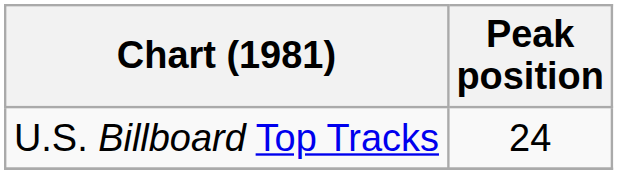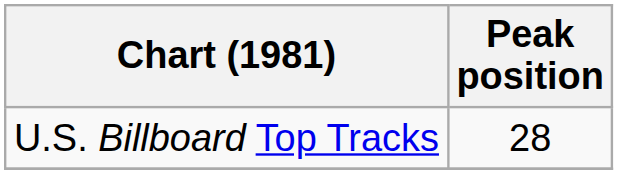(530, 137) 24 -> (530, 137) 28
